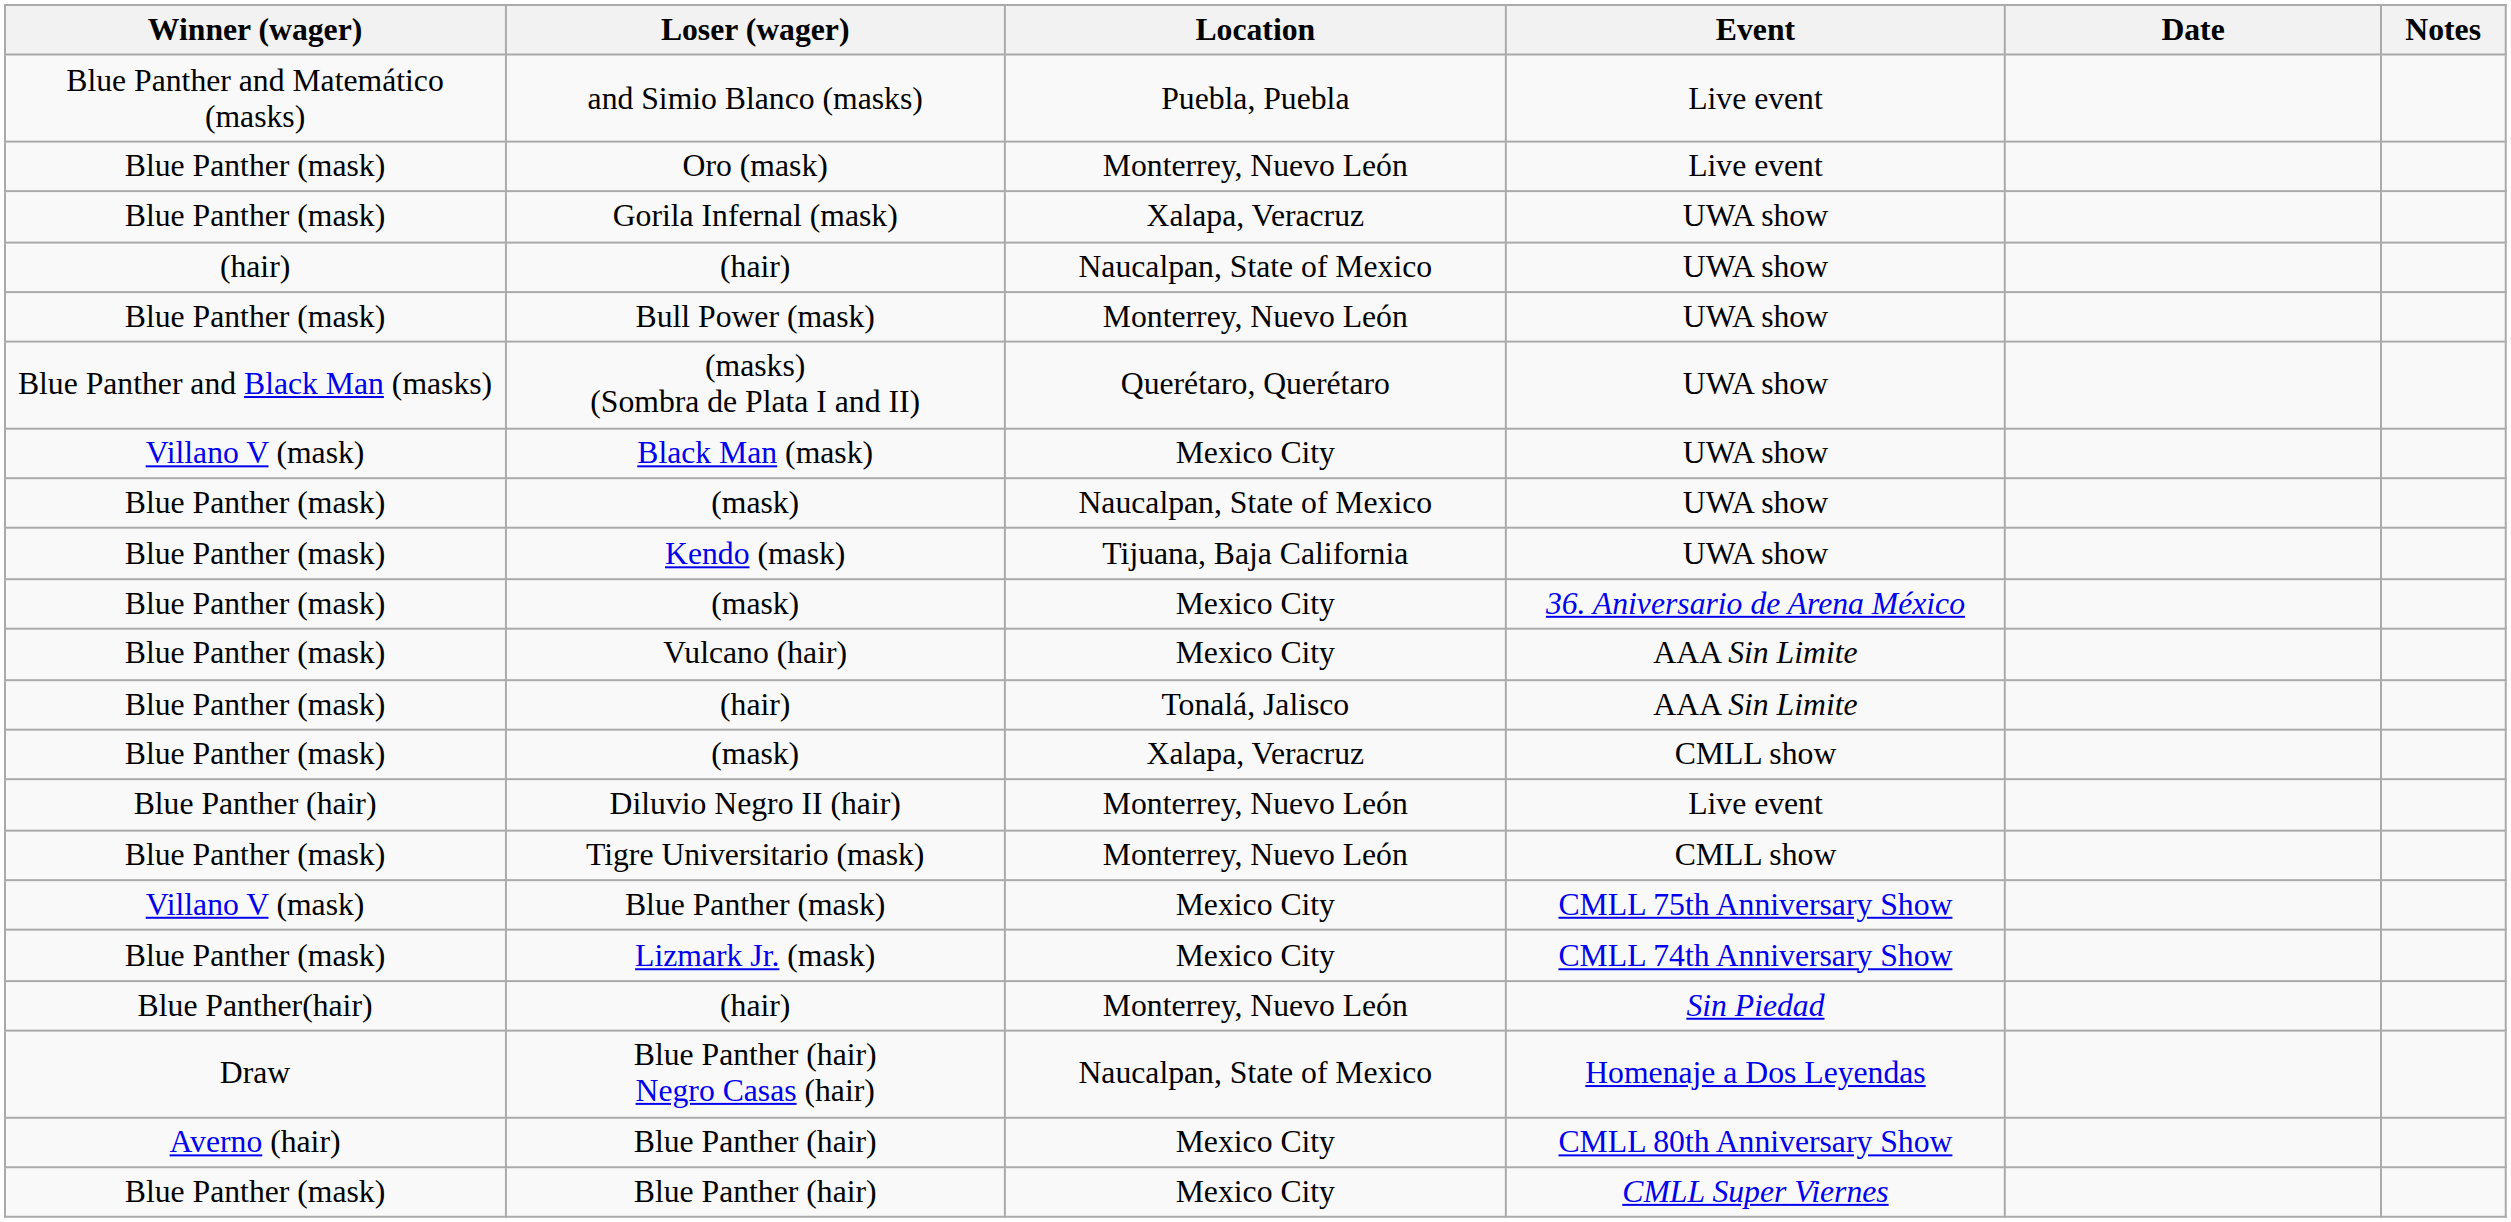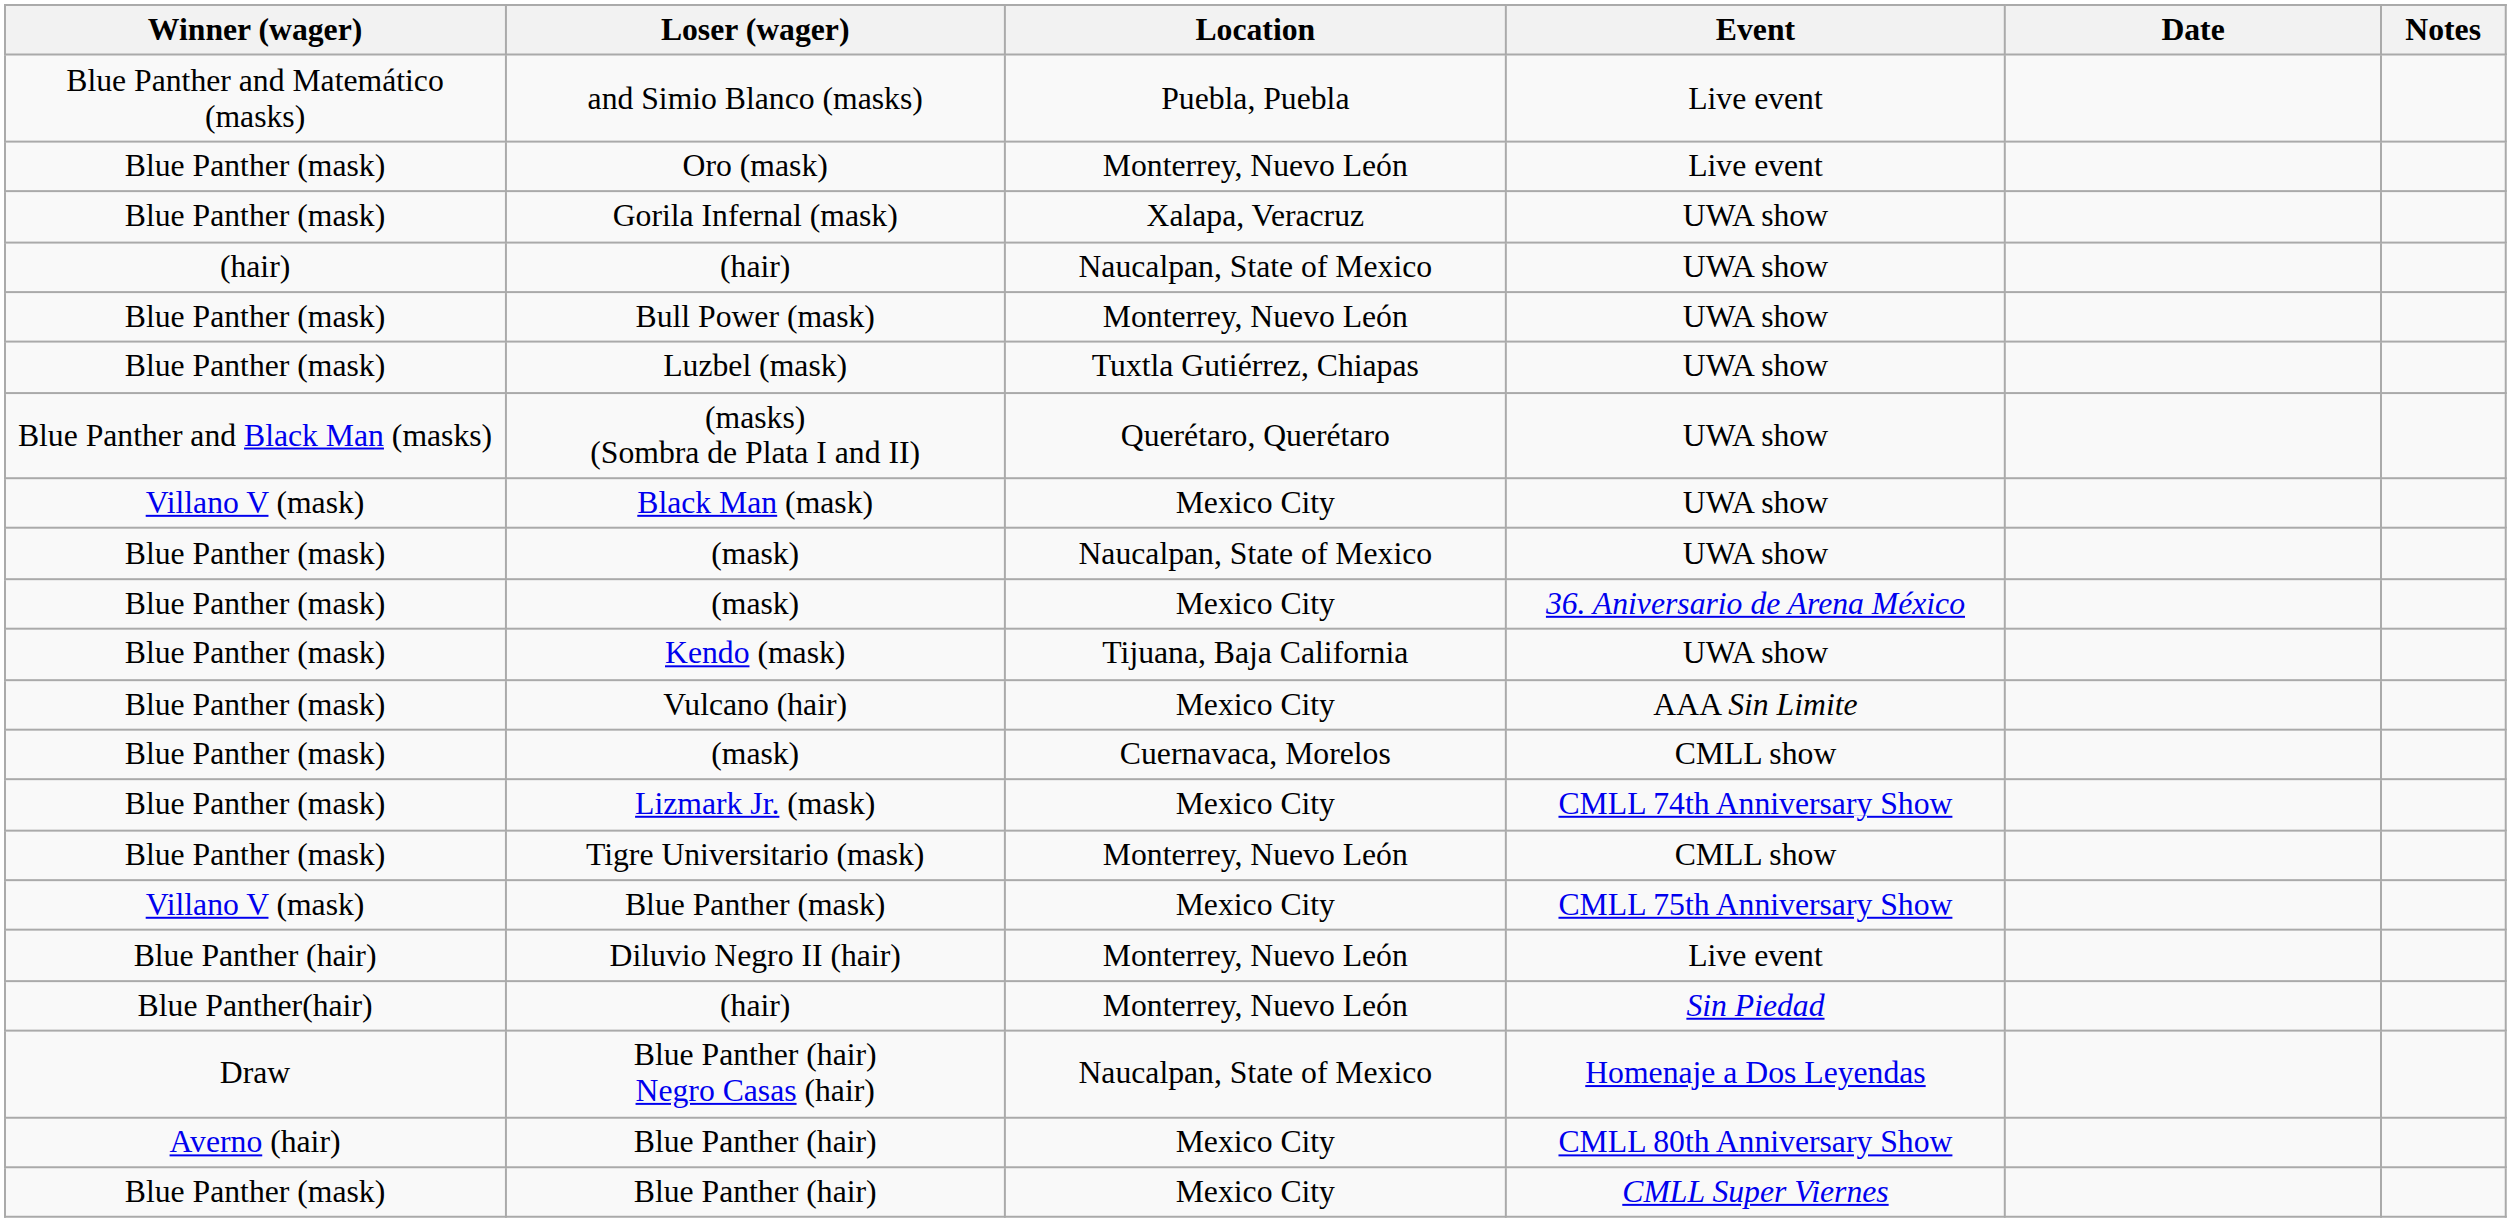+ row: (755, 366)
rows swapped: (755, 553) <-> (755, 603)
- row: (755, 703)
(1255, 754) Xalapa, Veracruz -> (1255, 754) Cuernavaca, Morelos
rows swapped: (755, 955) <-> (755, 804)
